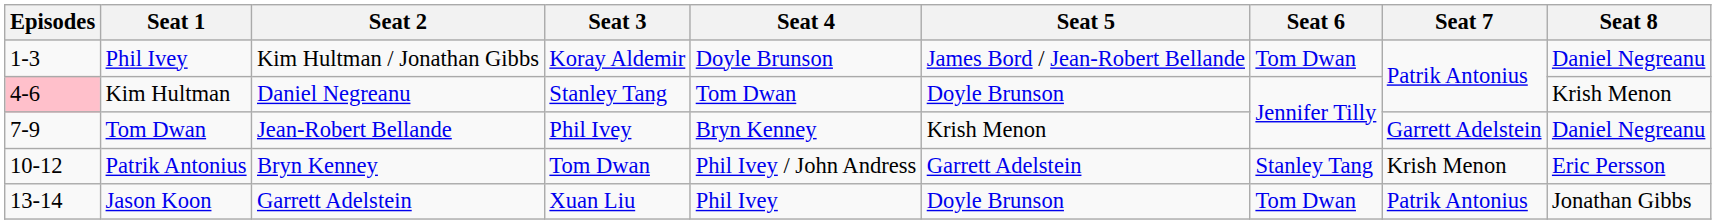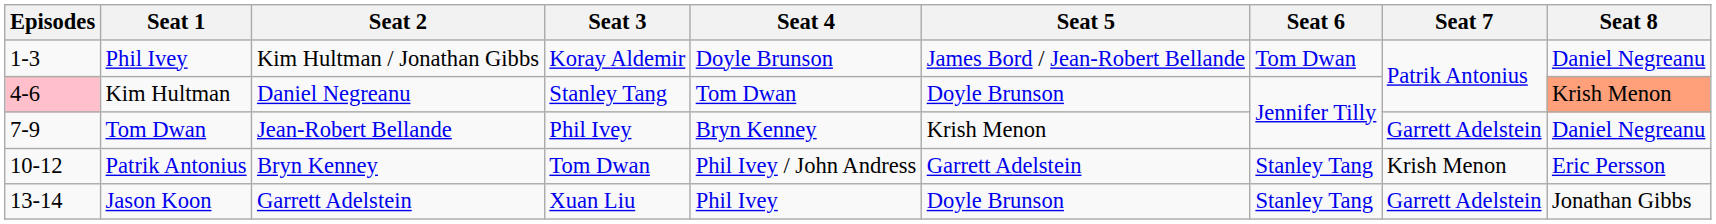(1612, 93) no background -> (1612, 93) lightsalmon background
(1306, 201) Tom Dwan -> (1314, 201) Stanley Tang
(1457, 201) Patrik Antonius -> (1464, 201) Garrett Adelstein
